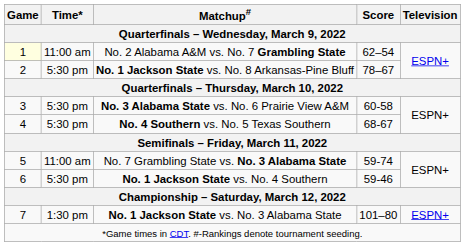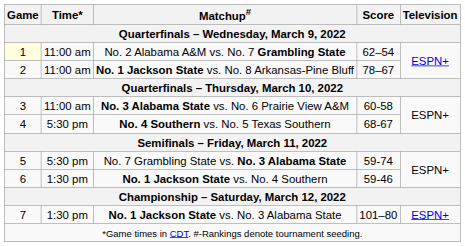(67, 70) 5:30 pm -> (67, 70) 11:00 am
(67, 106) 5:30 pm -> (67, 106) 11:00 am
(67, 160) 11:00 am -> (67, 160) 5:30 pm
(67, 178) 5:30 pm -> (67, 178) 1:30 pm
